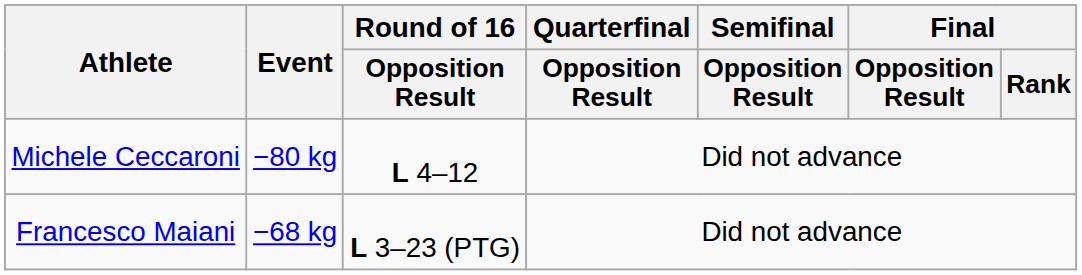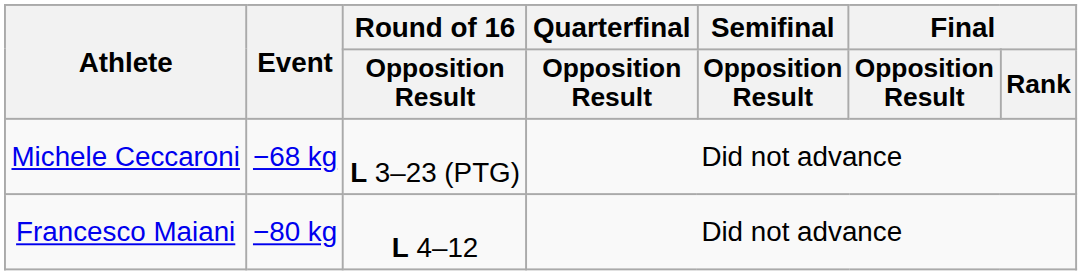(295, 157) −80 kg -> (295, 157) −68 kg
(435, 172) L 4–12 -> (435, 172) L 3–23 (PTG)
(295, 232) −68 kg -> (295, 232) −80 kg
(435, 247) L 3–23 (PTG) -> (435, 247) L 4–12
